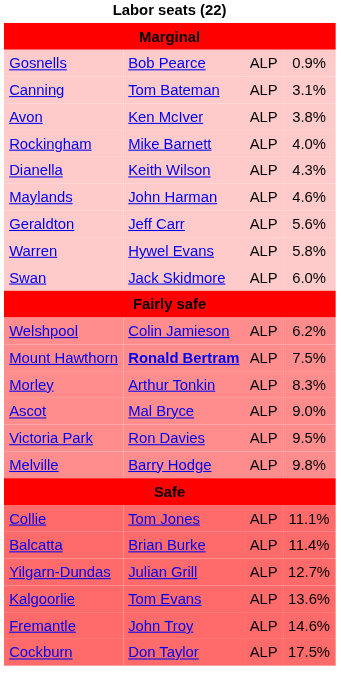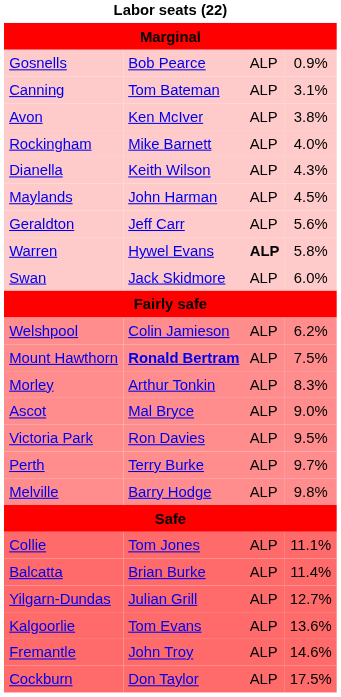(309, 197) 4.6% -> (311, 197) 4.5%
(264, 250) normal -> (265, 250) bold
+ row: (27, 465)
